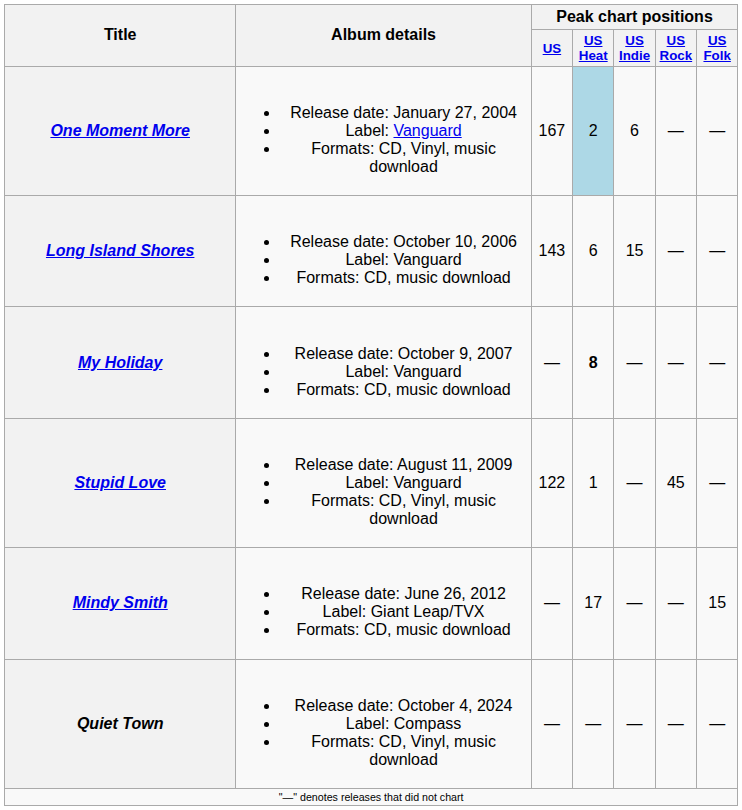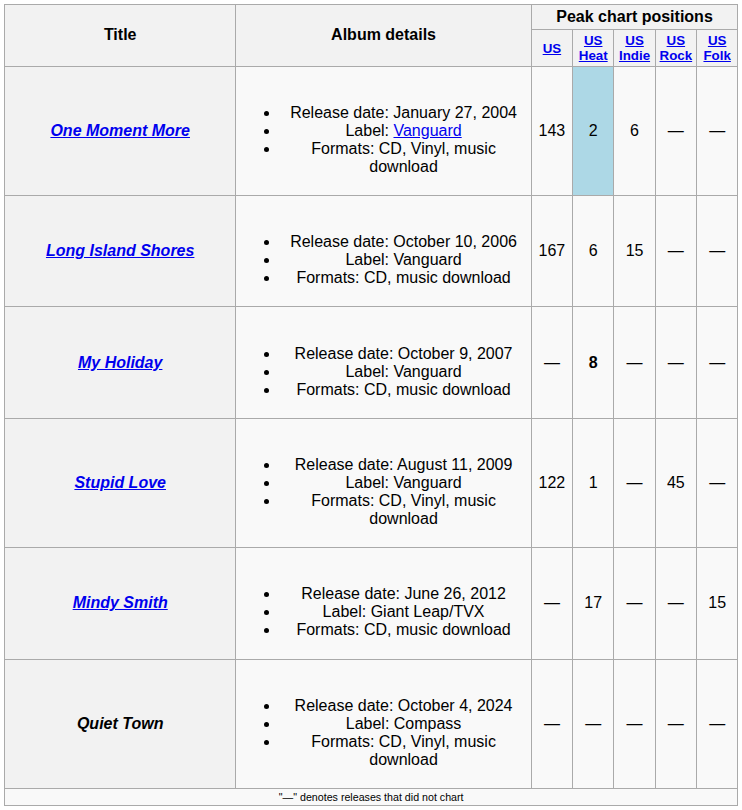(552, 130) 167 -> (552, 130) 143
(552, 251) 143 -> (552, 251) 167
